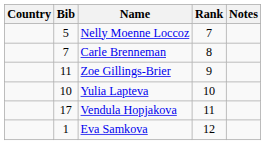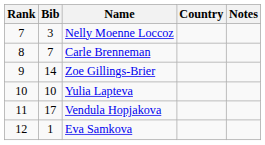columns swapped: (209, 14) <-> (29, 14)
(66, 33) 5 -> (50, 33) 3
(66, 71) 11 -> (50, 71) 14
